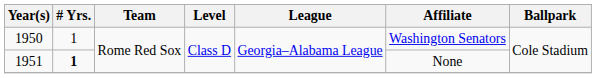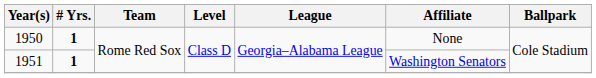(74, 38) normal -> (74, 38) bold
(447, 38) Washington Senators -> (447, 38) None
(447, 61) None -> (447, 61) Washington Senators
